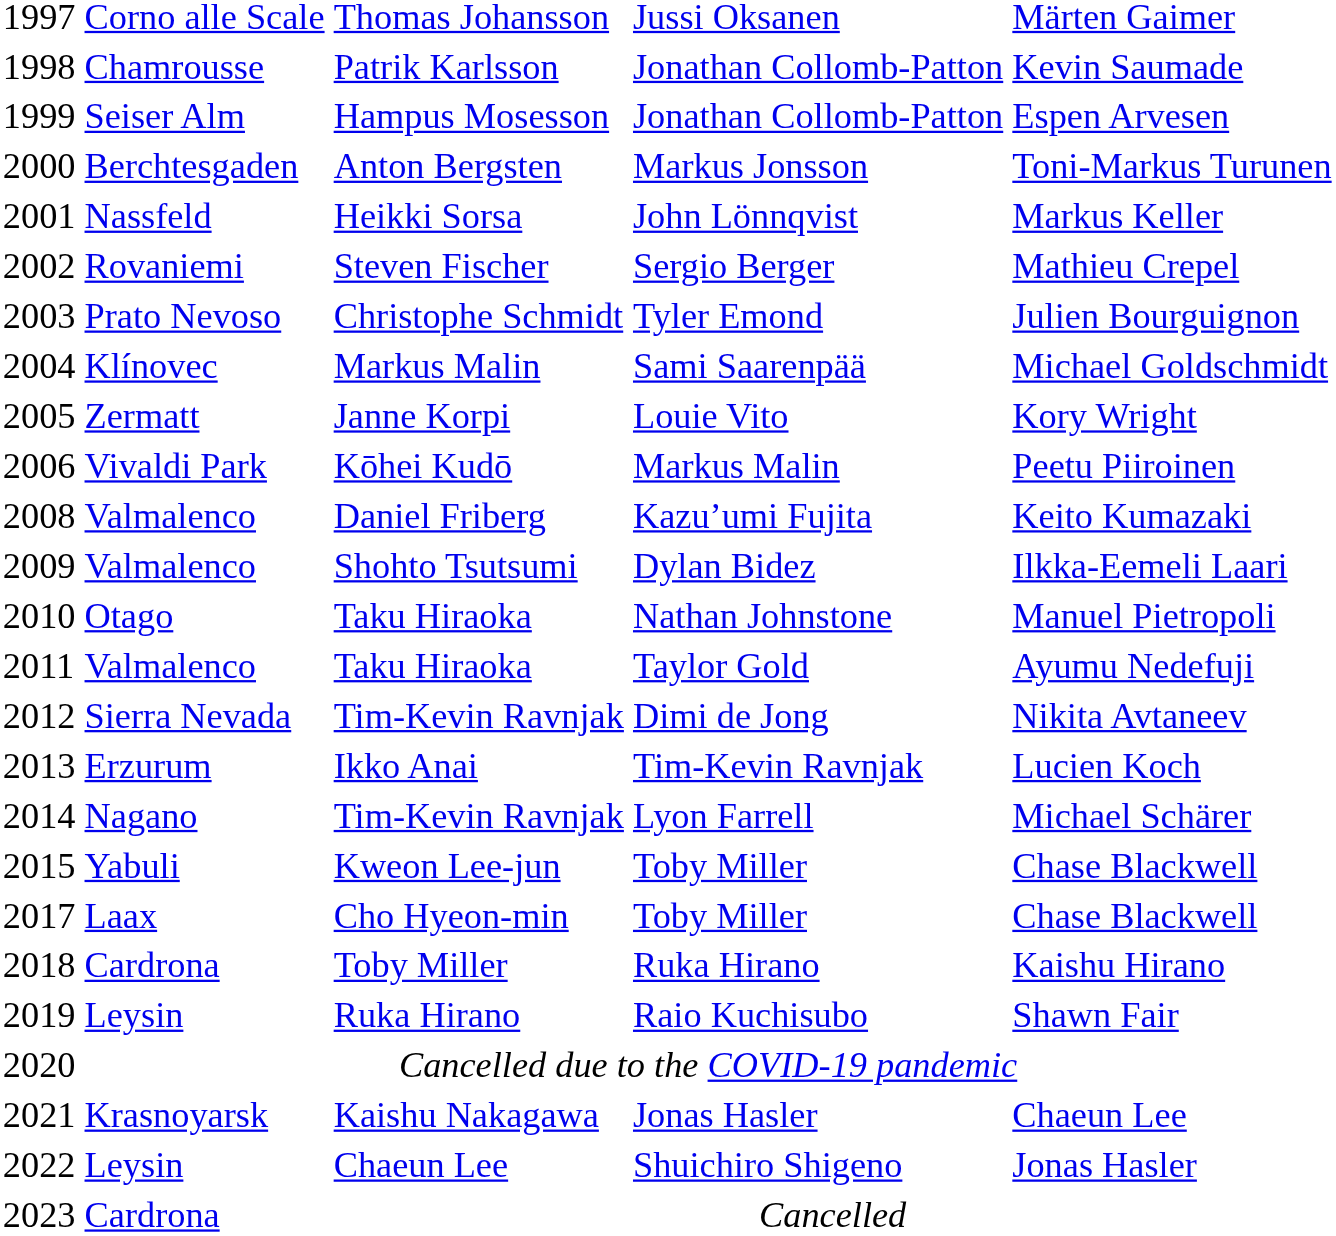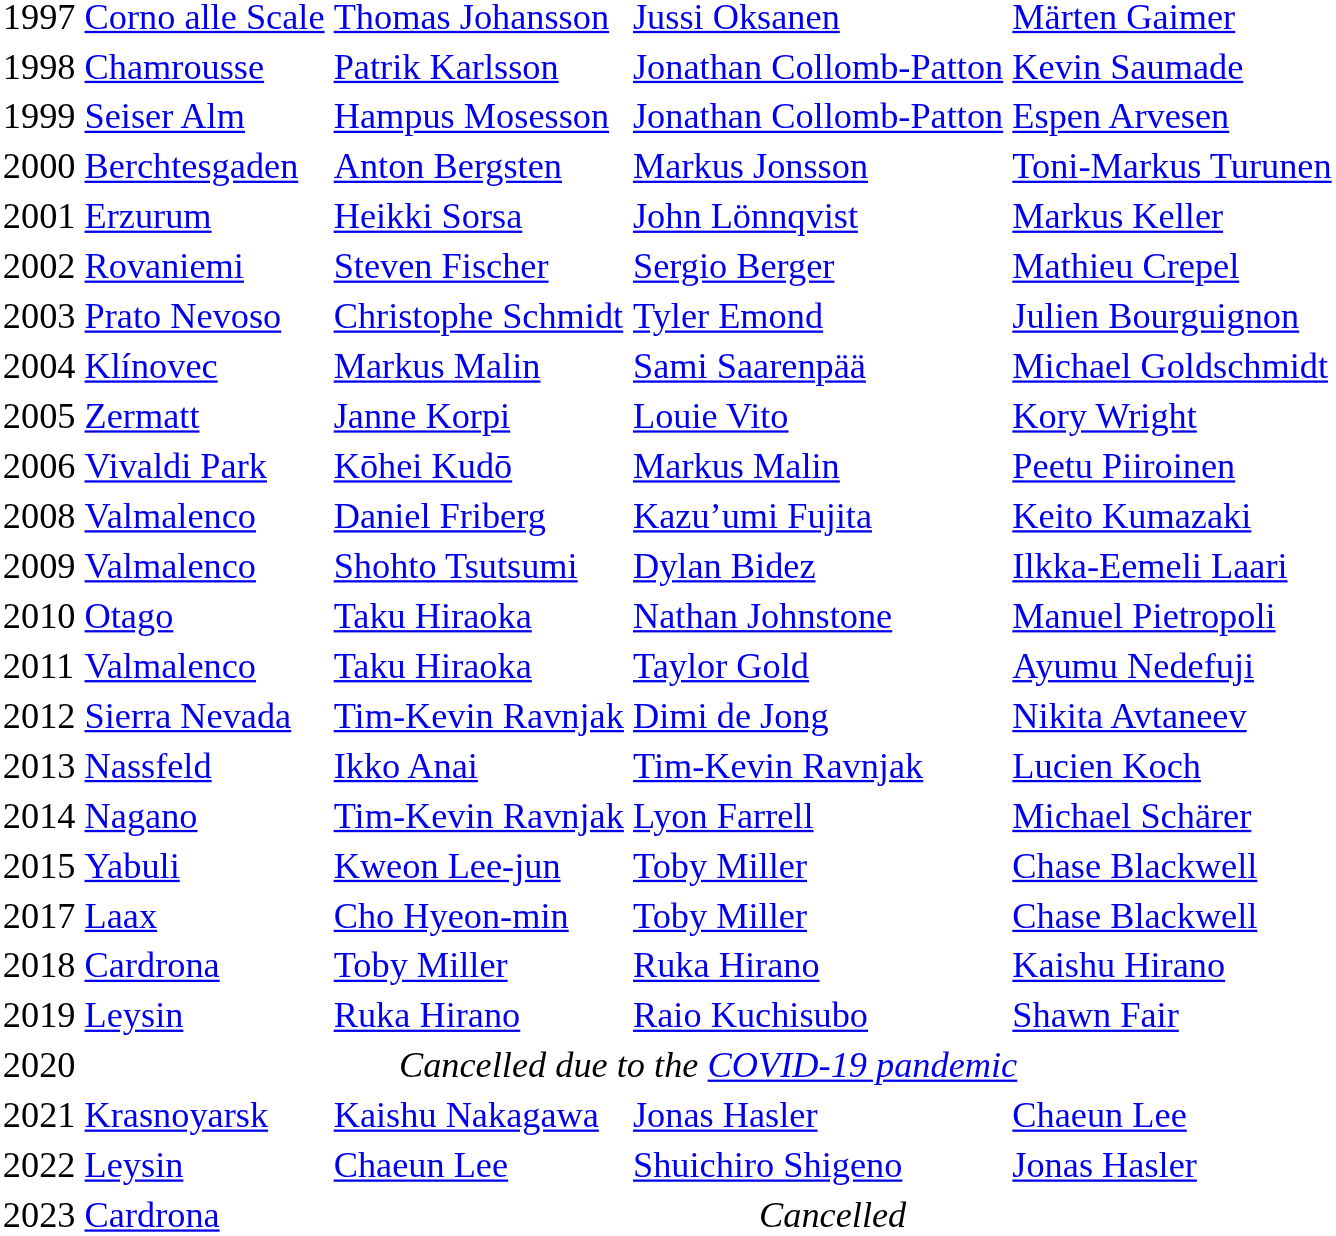(148, 216) Nassfeld -> (148, 216) Erzurum
(148, 765) Erzurum -> (148, 765) Nassfeld
